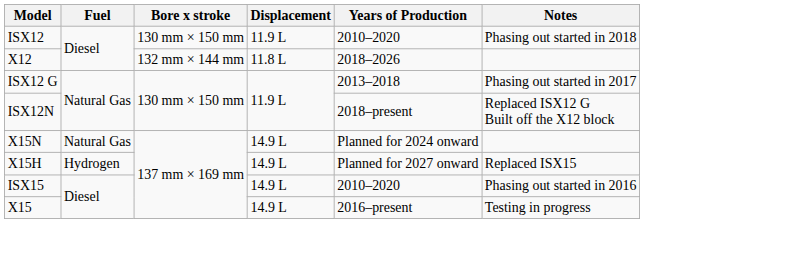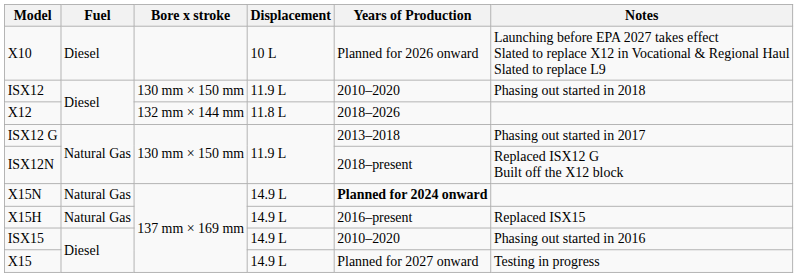+ row: (20, 53)
(408, 141) normal -> (412, 194) bold
(92, 163) Hydrogen -> (97, 217) Natural Gas
(408, 163) Planned for 2027 onward -> (375, 217) 2016–present
(375, 207) 2016–present -> (408, 261) Planned for 2027 onward
